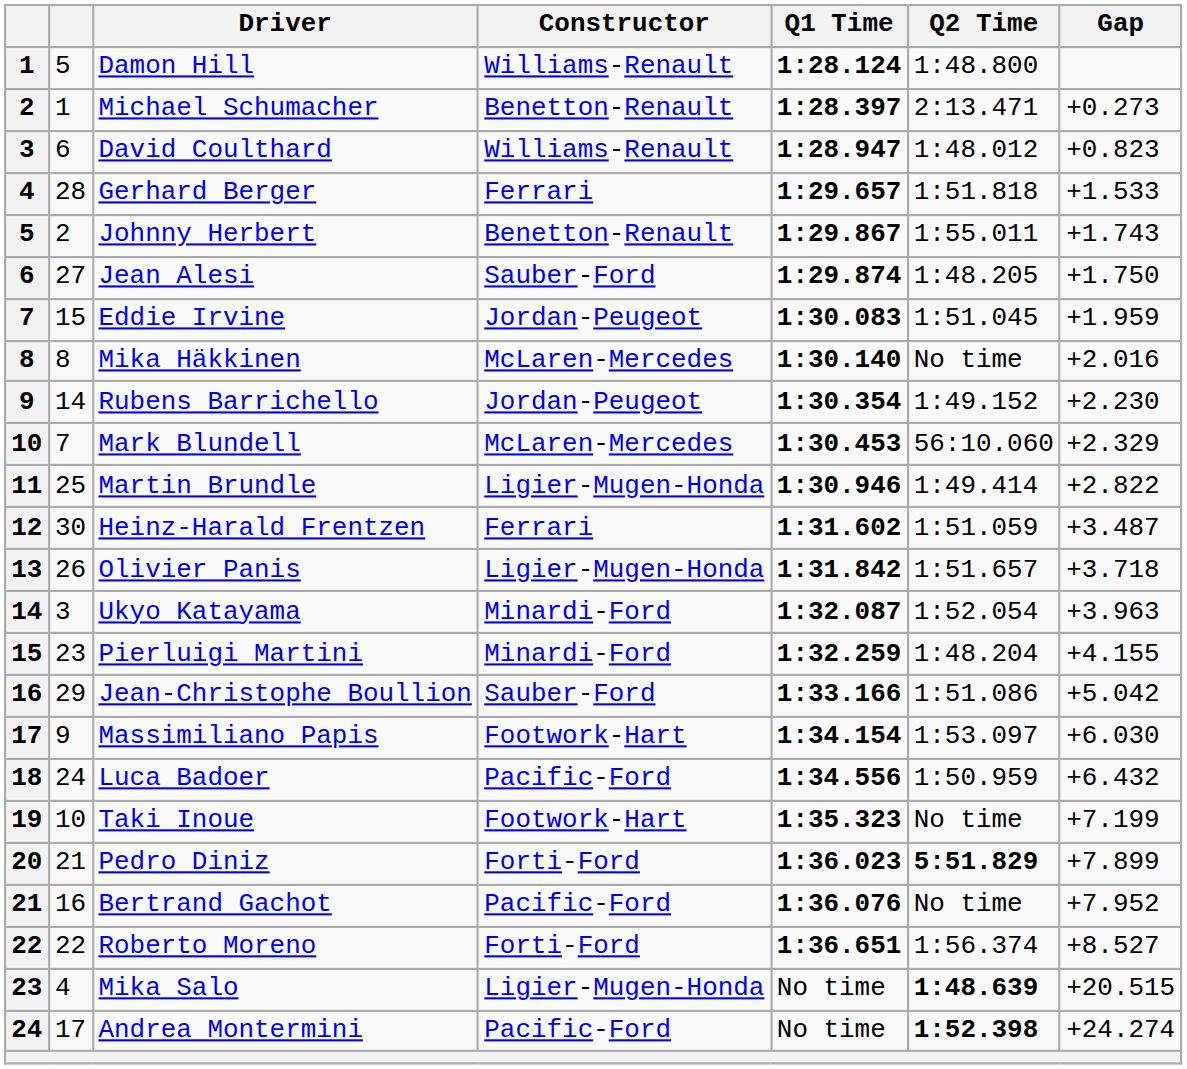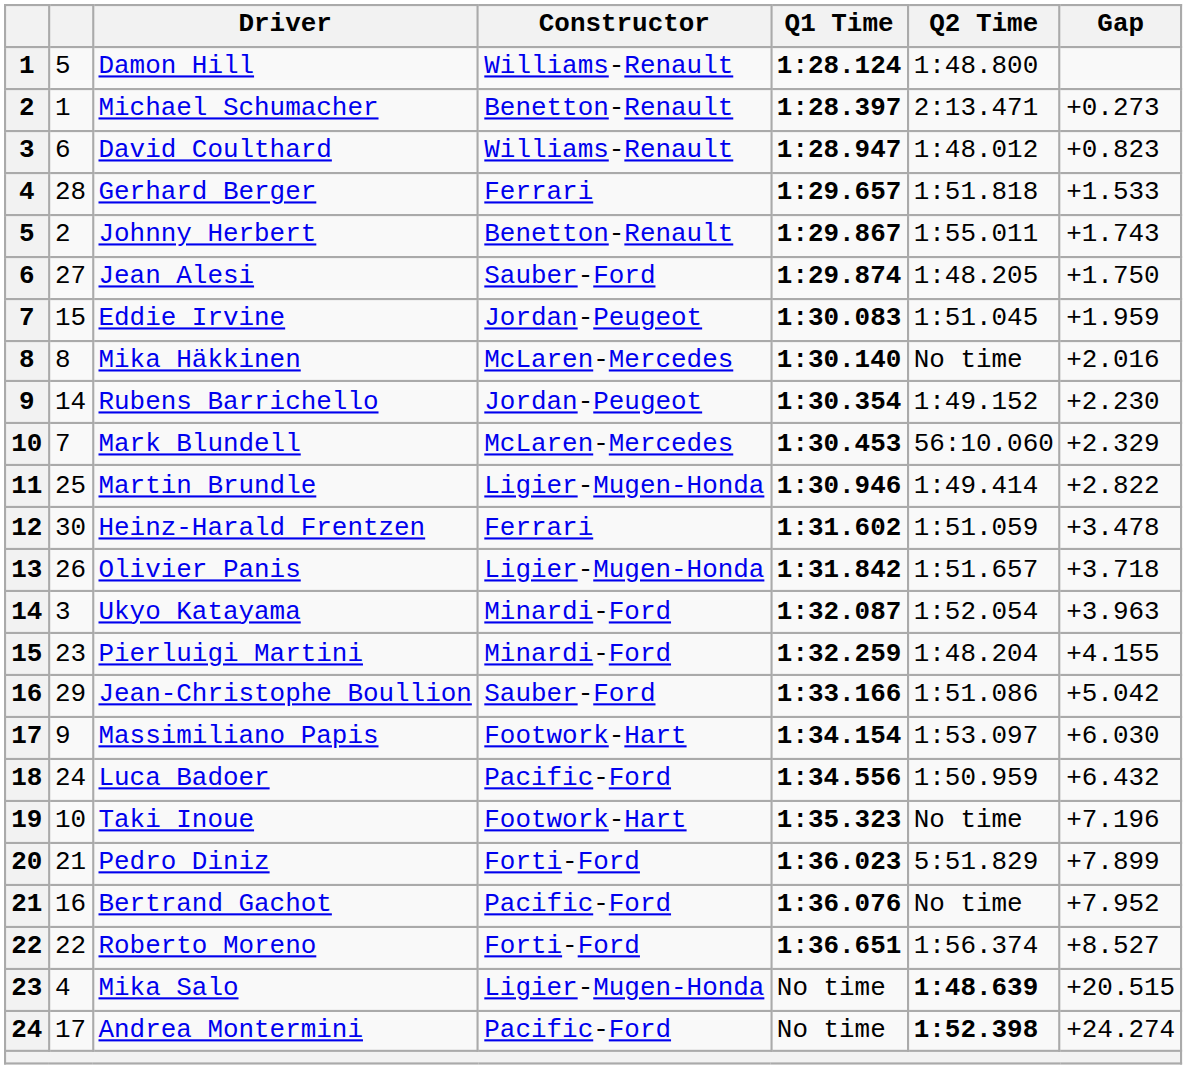(1113, 529) +3.487 -> (1113, 529) +3.478
(1113, 822) +7.199 -> (1113, 822) +7.196
(976, 864) bold -> (976, 864) normal
